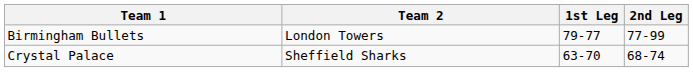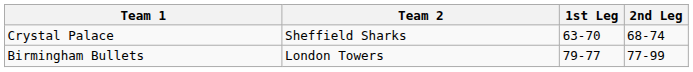rows swapped: (61, 56) <-> (76, 35)
